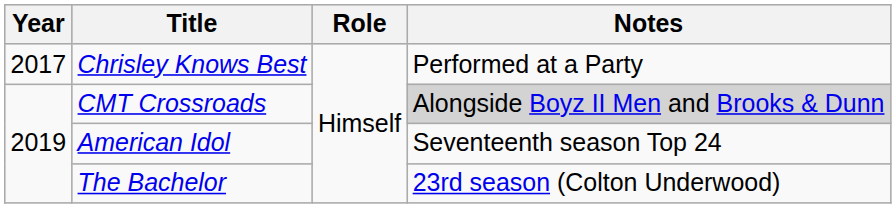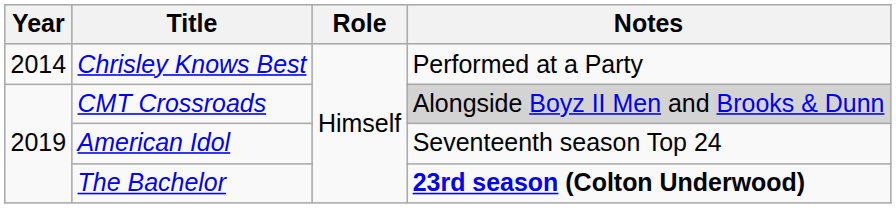(38, 63) 2017 -> (38, 63) 2014
(597, 182) normal -> (609, 182) bold
